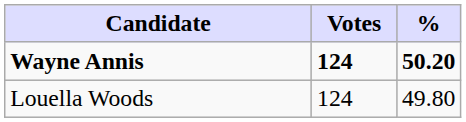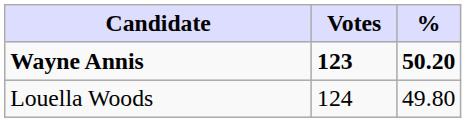(335, 60) 124 -> (335, 60) 123
